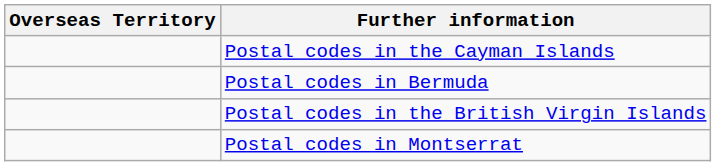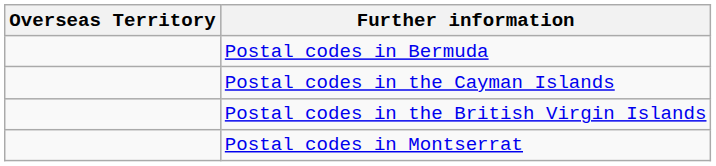rows swapped: (357, 83) <-> (420, 51)
